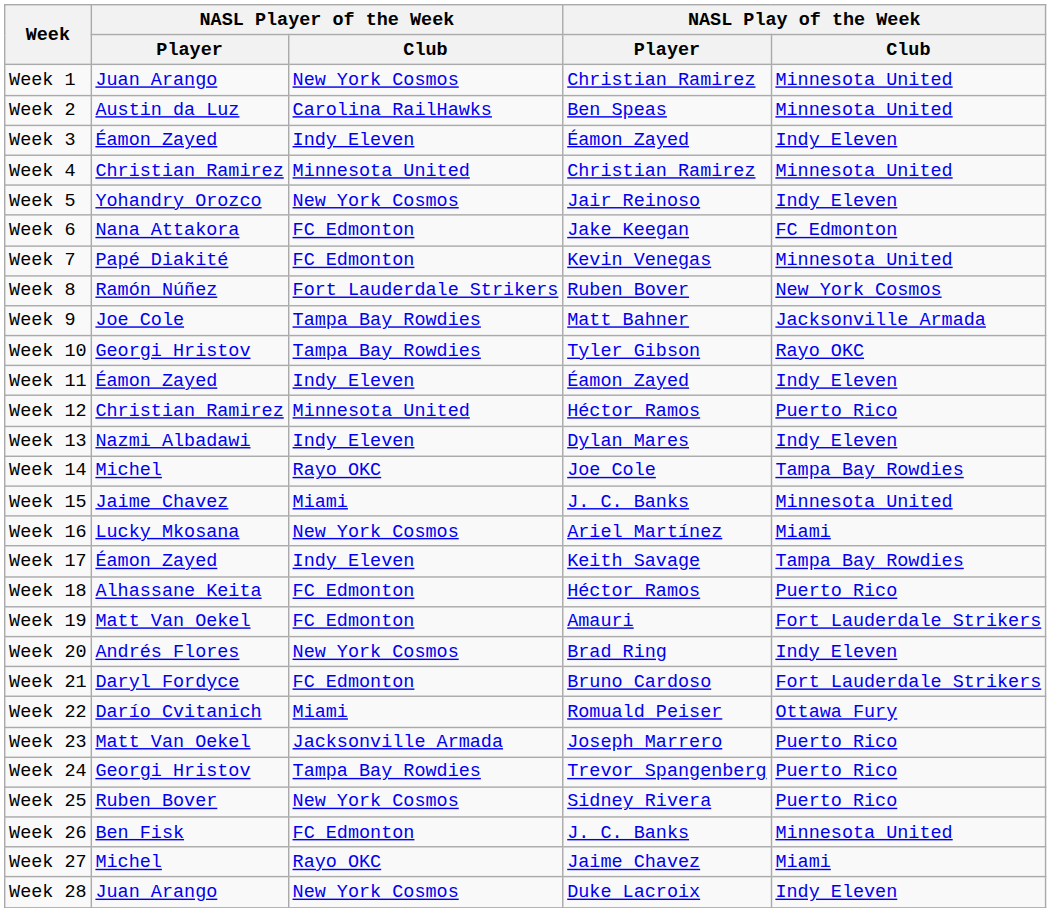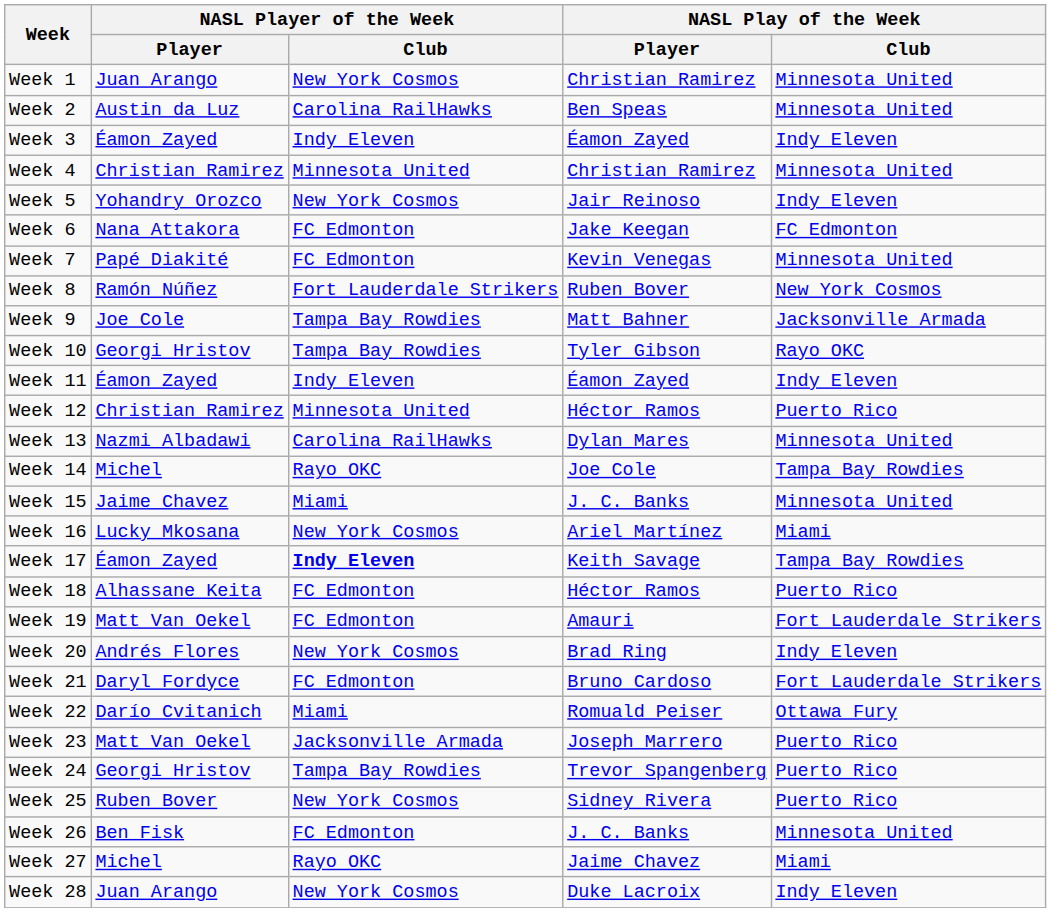(353, 441) Indy Eleven -> (392, 441) Carolina RailHawks
(836, 441) Indy Eleven -> (864, 441) Minnesota United
(353, 561) normal -> (353, 561) bold
